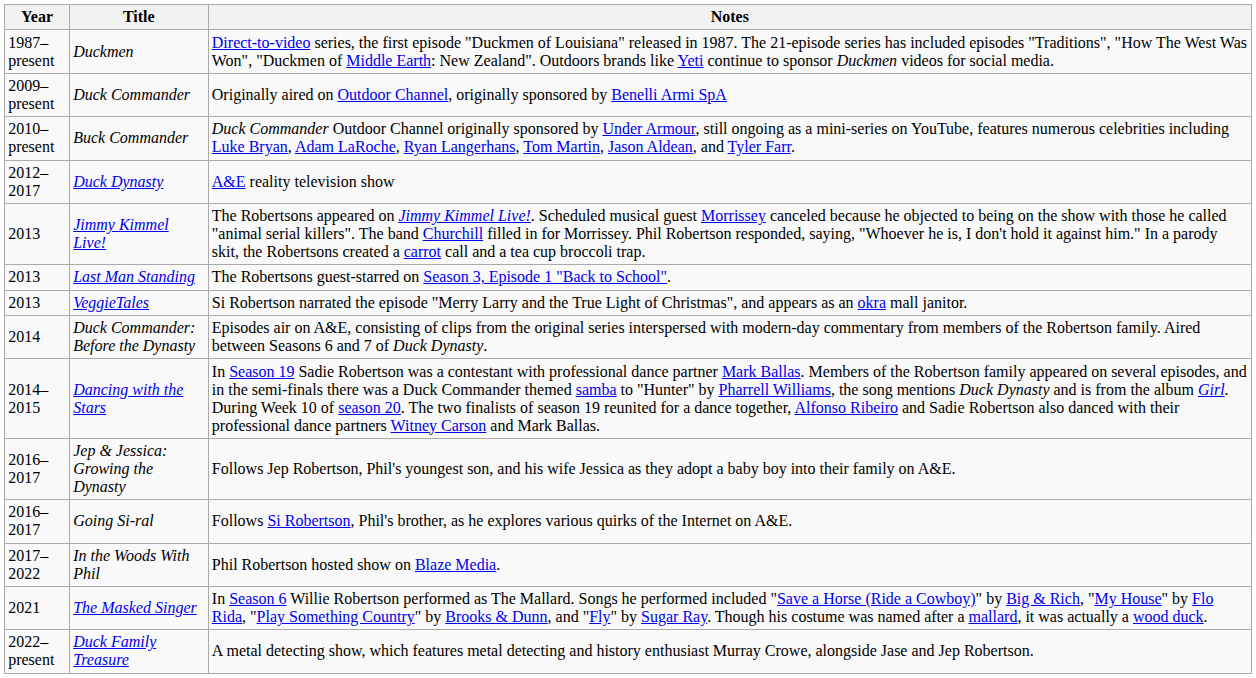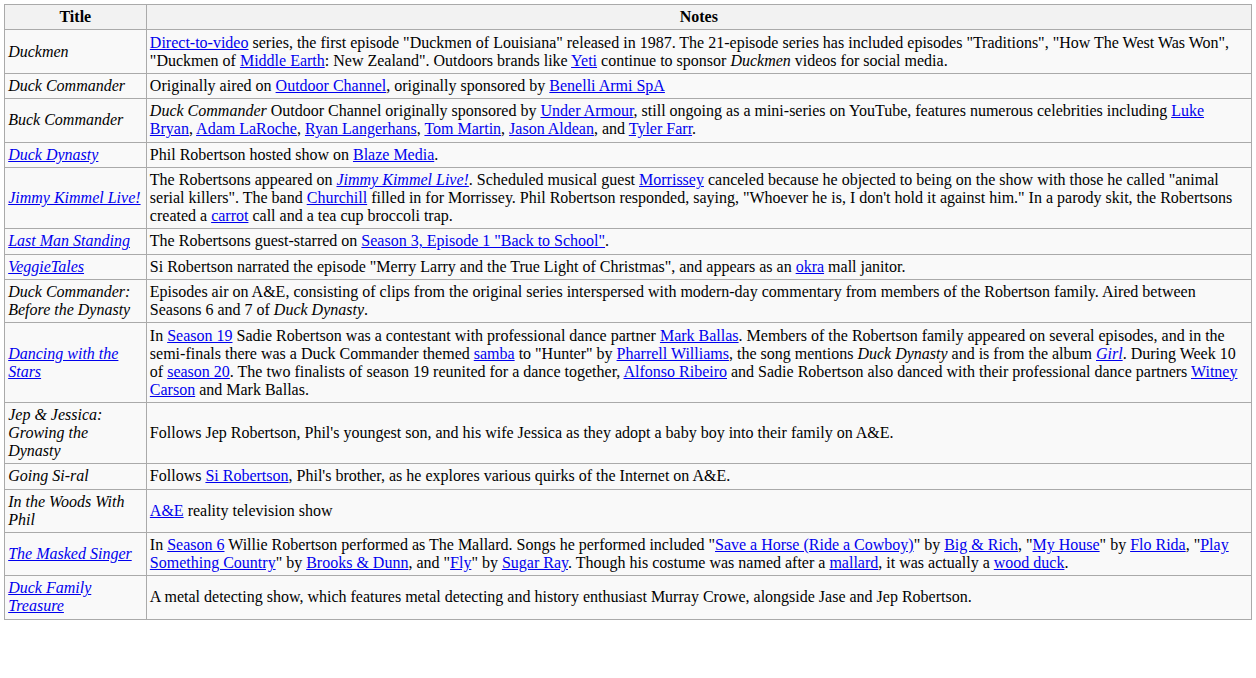- column: (37, 17)
(303, 181) A&E reality television show -> (294, 154) Phil Robertson hosted show on Blaze Media.
(356, 564) Phil Robertson hosted show on Blaze Media. -> (241, 510) A&E reality television show
